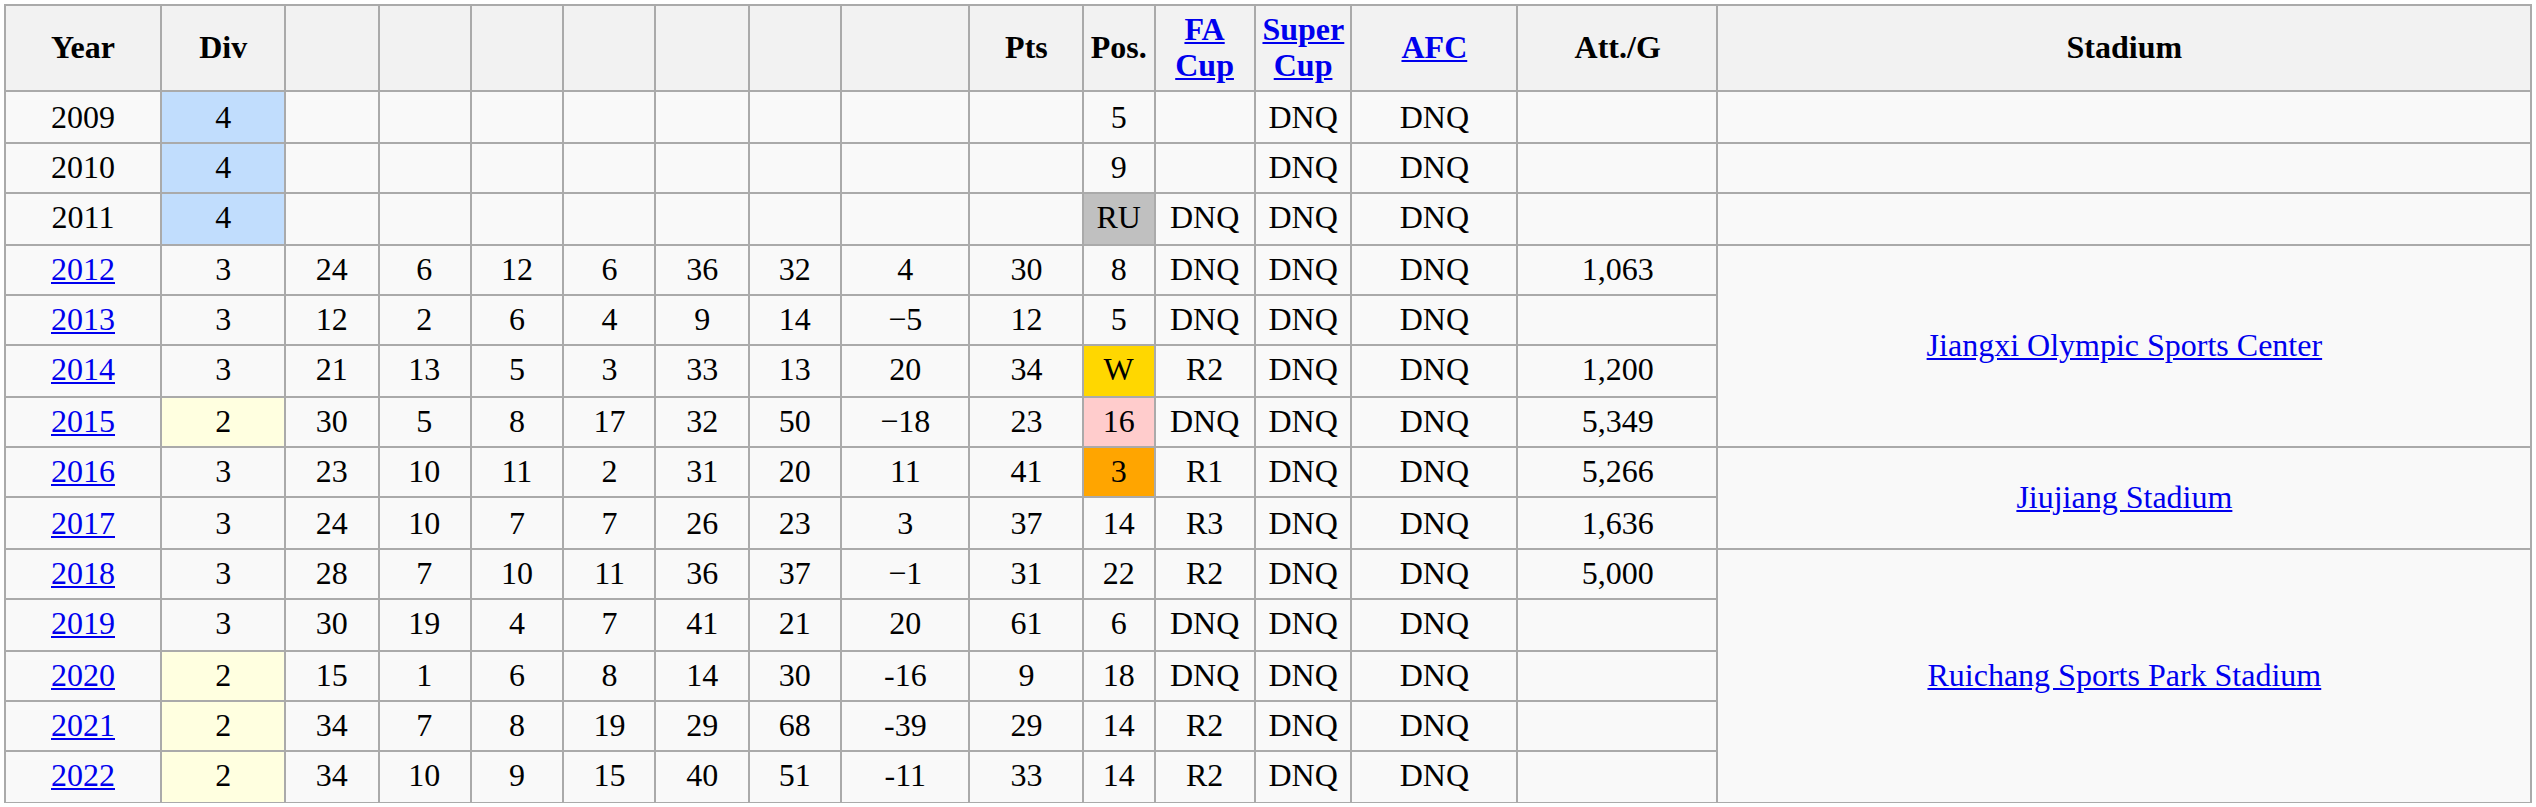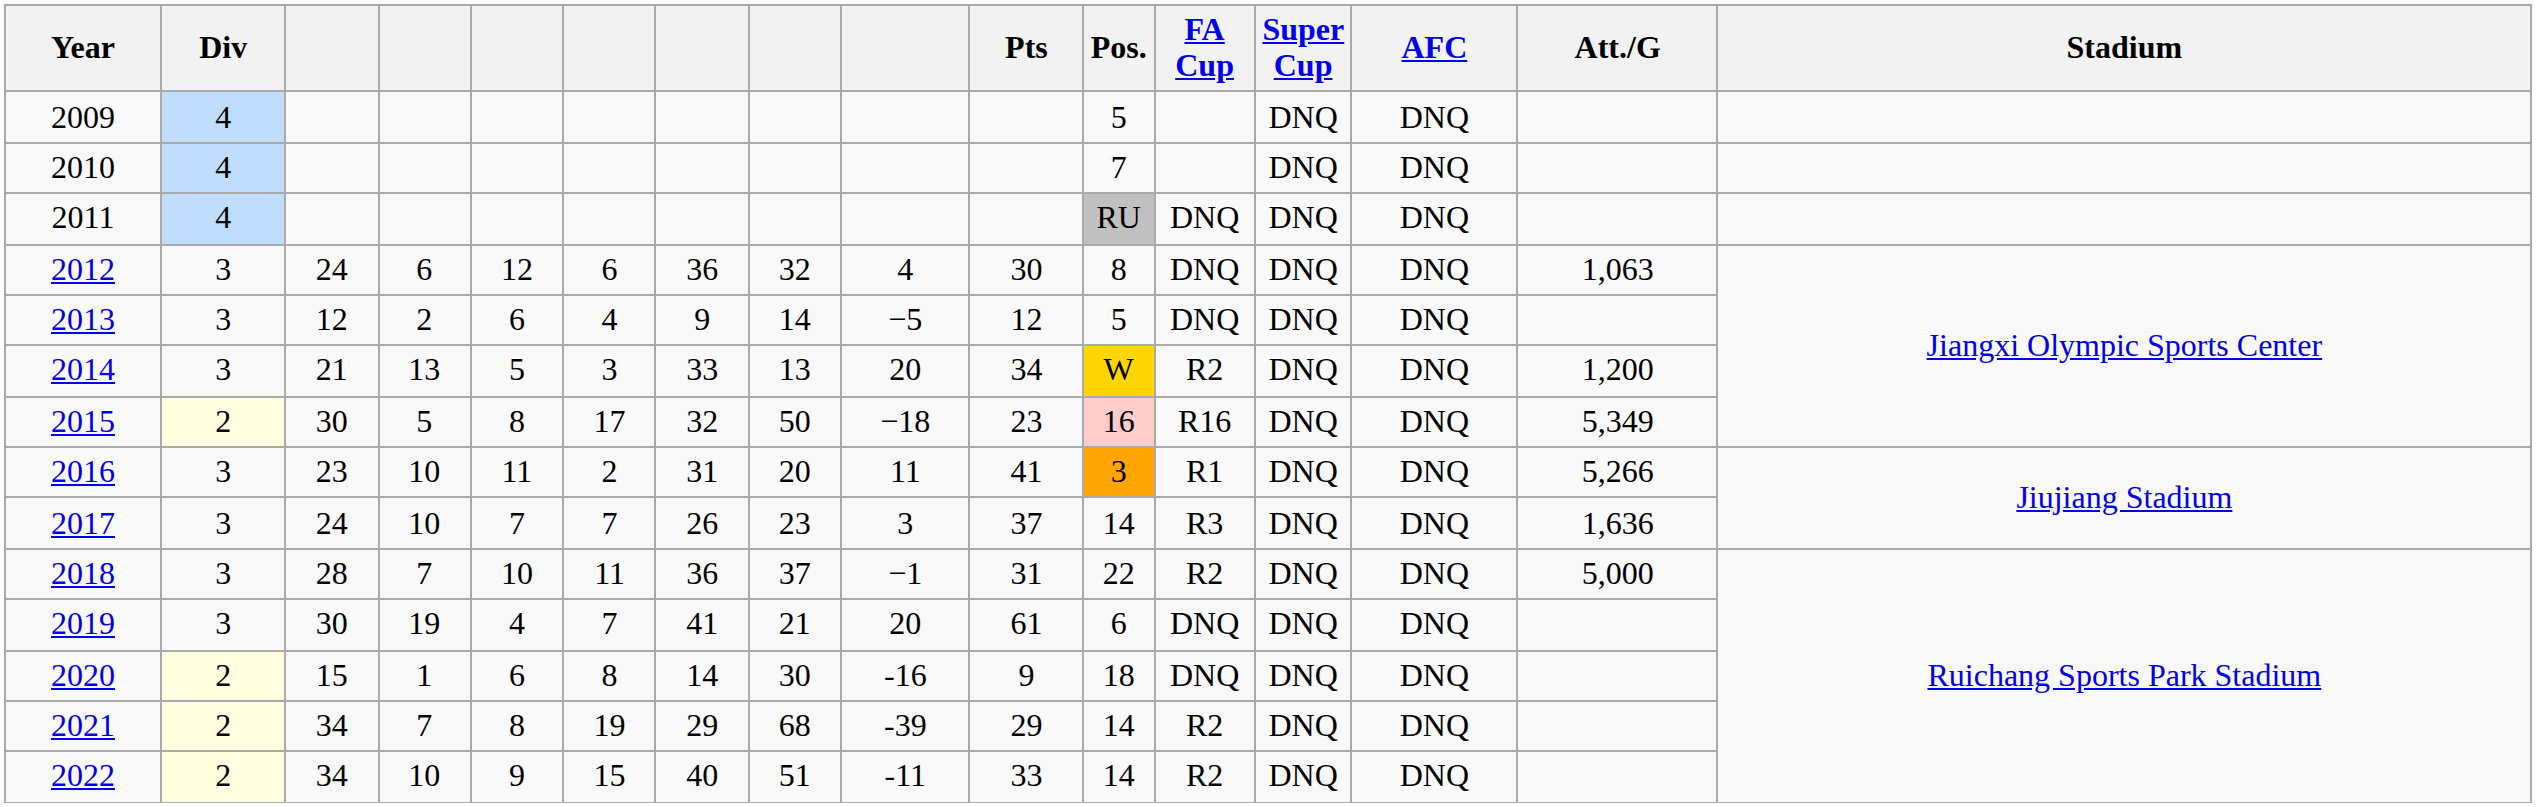(1119, 167) 9 -> (1119, 167) 7
(1205, 421) DNQ -> (1205, 421) R16
